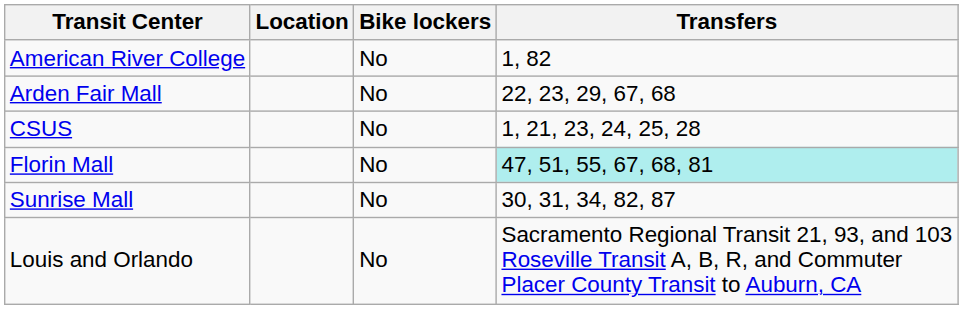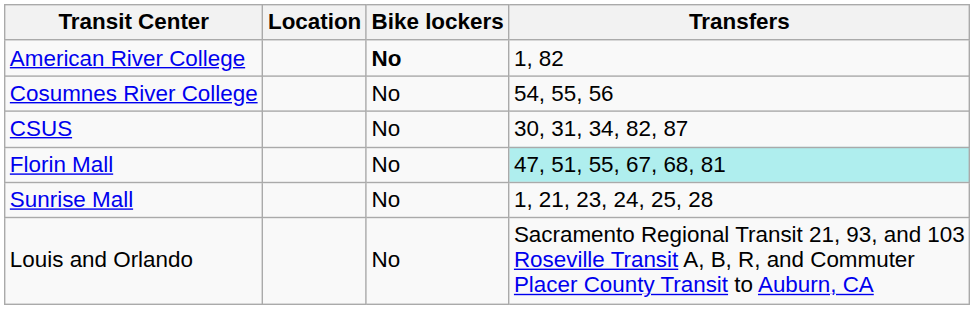(373, 57) normal -> (387, 57) bold
- row: (86, 93)
+ row: (134, 93)
(601, 128) 1, 21, 23, 24, 25, 28 -> (601, 128) 30, 31, 34, 82, 87
(589, 199) 30, 31, 34, 82, 87 -> (614, 199) 1, 21, 23, 24, 25, 28
